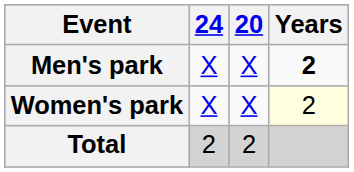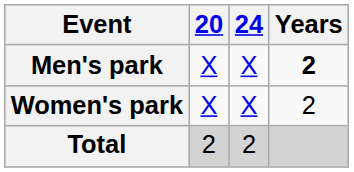columns swapped: (249, 24) <-> (209, 24)
(309, 105) lightyellow background -> (309, 105) no background
